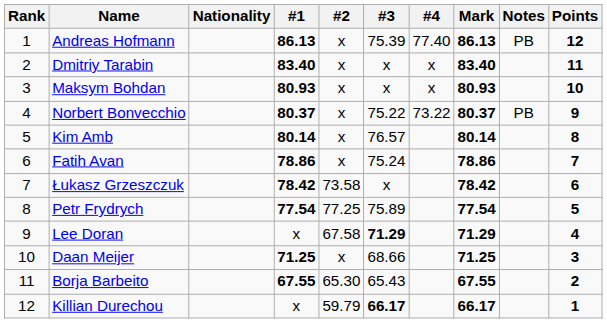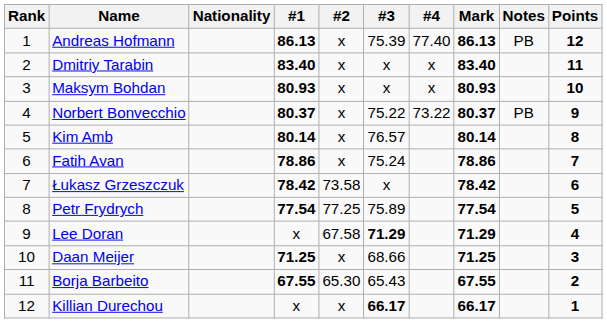(341, 305) 59.79 -> (341, 305) x
